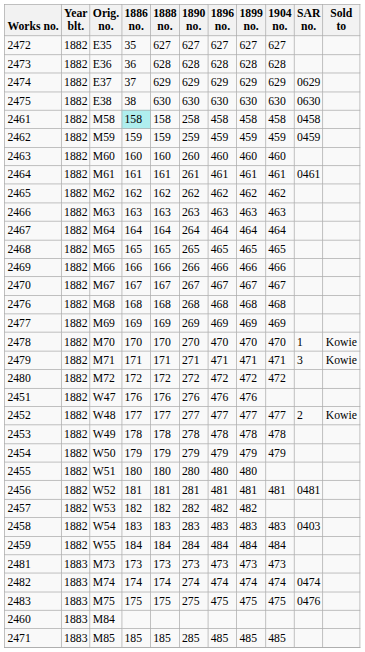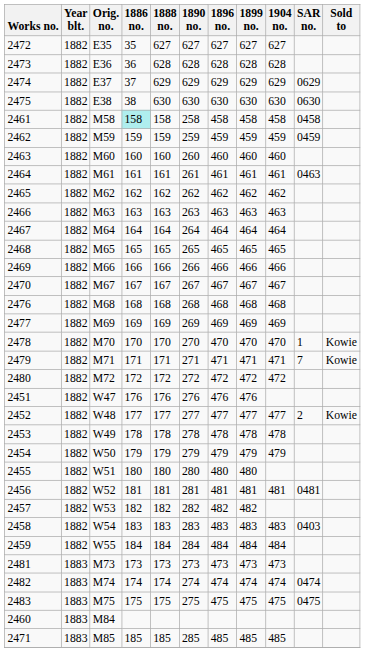(309, 175) 0461 -> (309, 175) 0463
(300, 360) 3 -> (300, 360) 7
(309, 601) 0476 -> (309, 601) 0475
